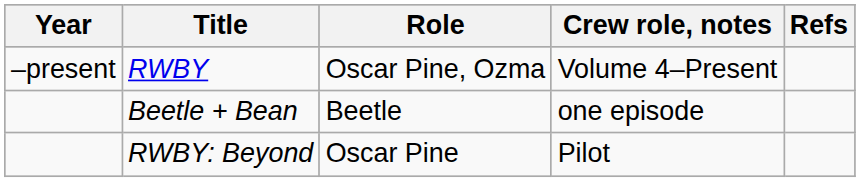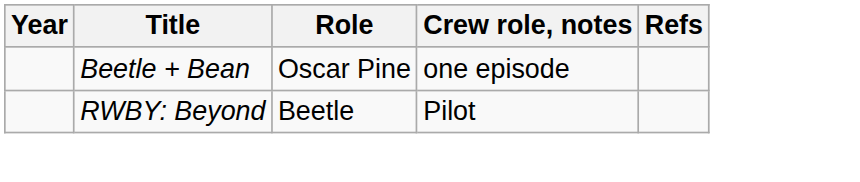- row: (168, 68)
(364, 111) Beetle -> (344, 68) Oscar Pine
(392, 153) Oscar Pine -> (316, 111) Beetle
